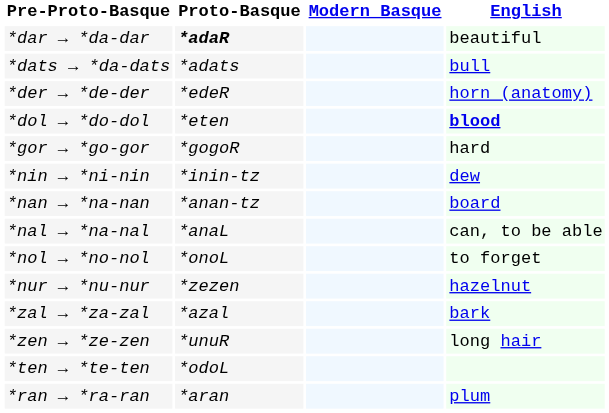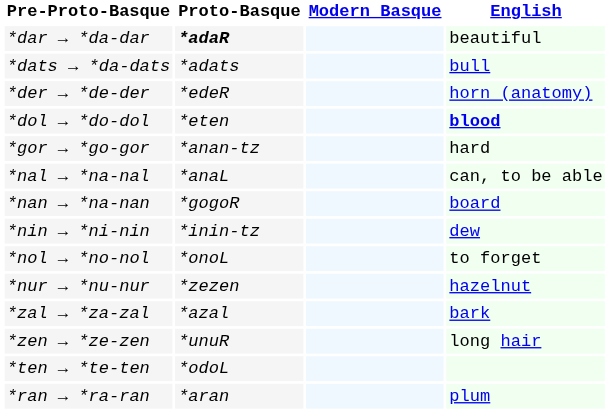(209, 149) *gogoR -> (219, 149) *anan-tz
rows swapped: (78, 231) <-> (78, 176)
(219, 204) *anan-tz -> (209, 204) *gogoR
